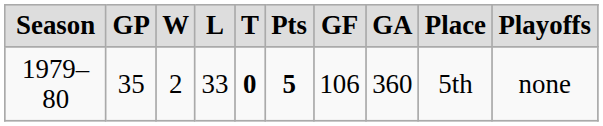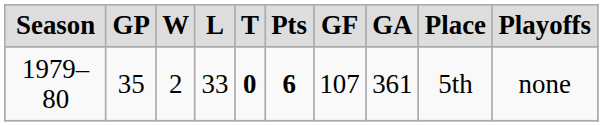(289, 83) 5 -> (289, 83) 6
(340, 83) 106 -> (340, 83) 107
(392, 83) 360 -> (392, 83) 361
